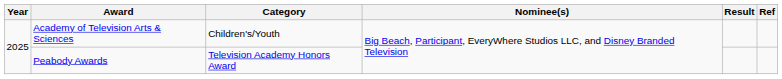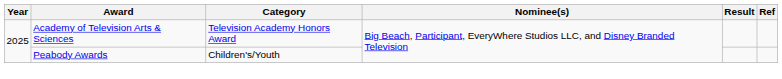(244, 33) Children's/Youth -> (269, 33) Television Academy Honors Award
(269, 60) Television Academy Honors Award -> (244, 54) Children's/Youth
